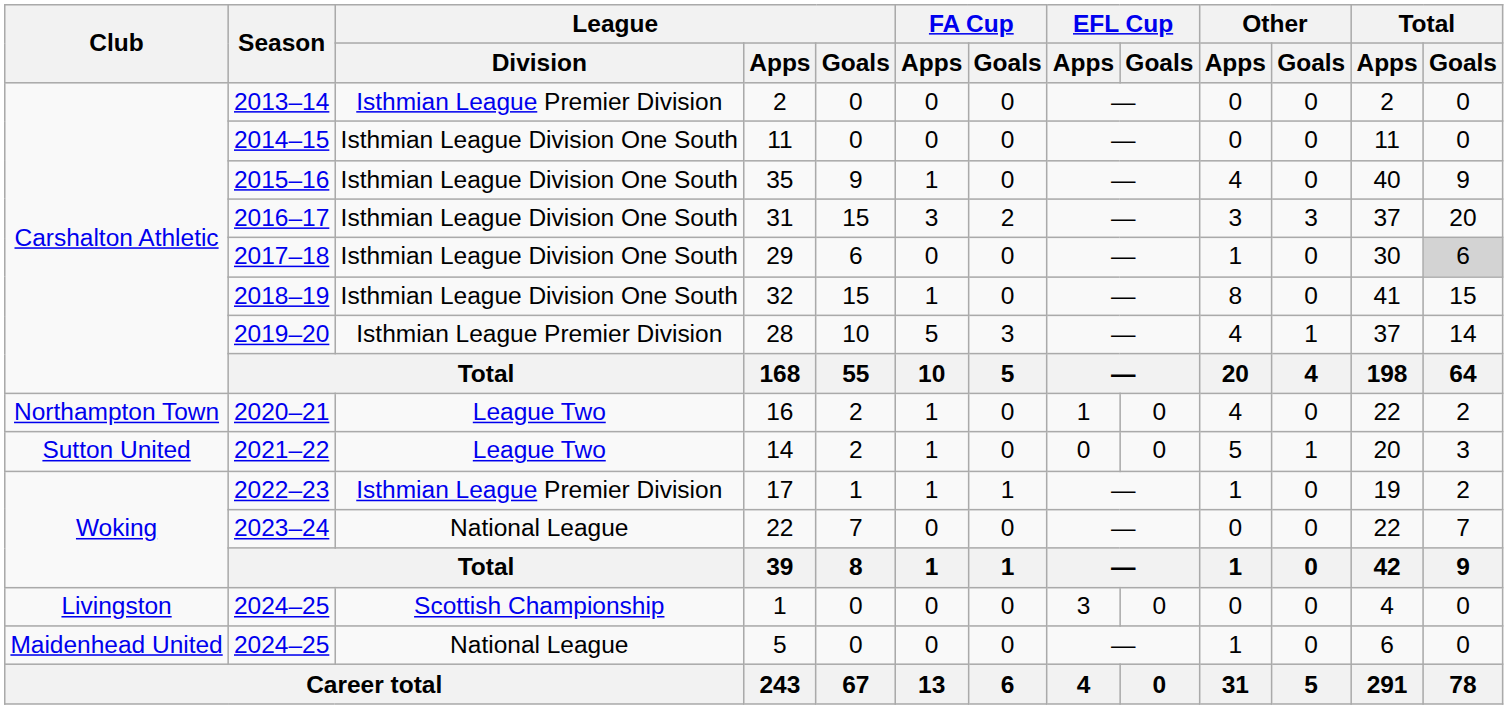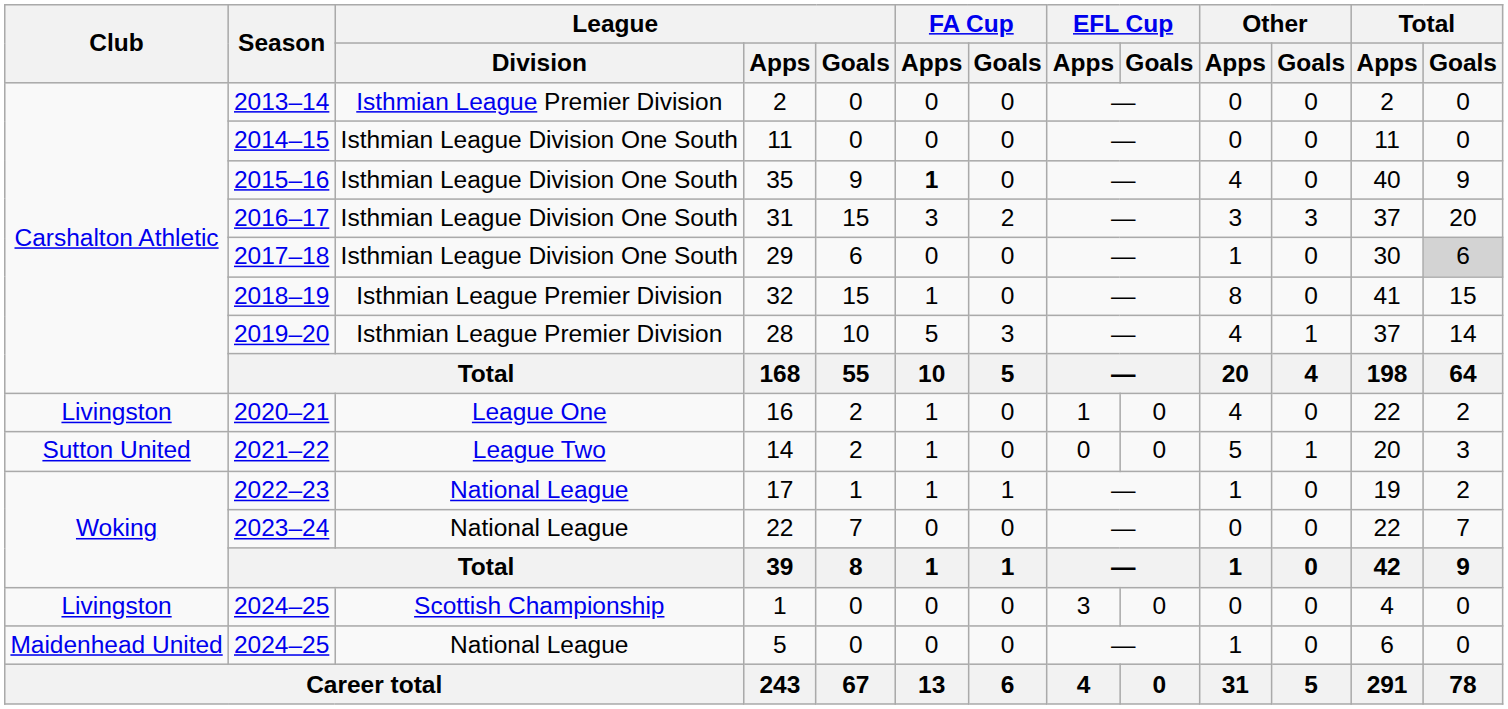(932, 179) normal -> (932, 179) bold
(539, 295) Isthmian League Division One South -> (539, 295) Isthmian League Premier Division
(117, 412) Northampton Town -> (117, 412) Livingston
(539, 412) League Two -> (539, 412) League One
(539, 489) Isthmian League Premier Division -> (539, 489) National League
